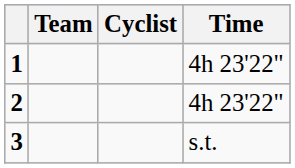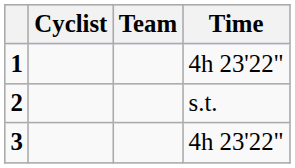columns swapped: (141, 24) <-> (63, 24)
(236, 102) 4h 23'22" -> (203, 102) s.t.
(203, 142) s.t. -> (236, 142) 4h 23'22"
